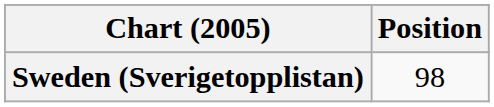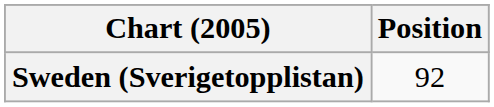(430, 76) 98 -> (430, 76) 92
